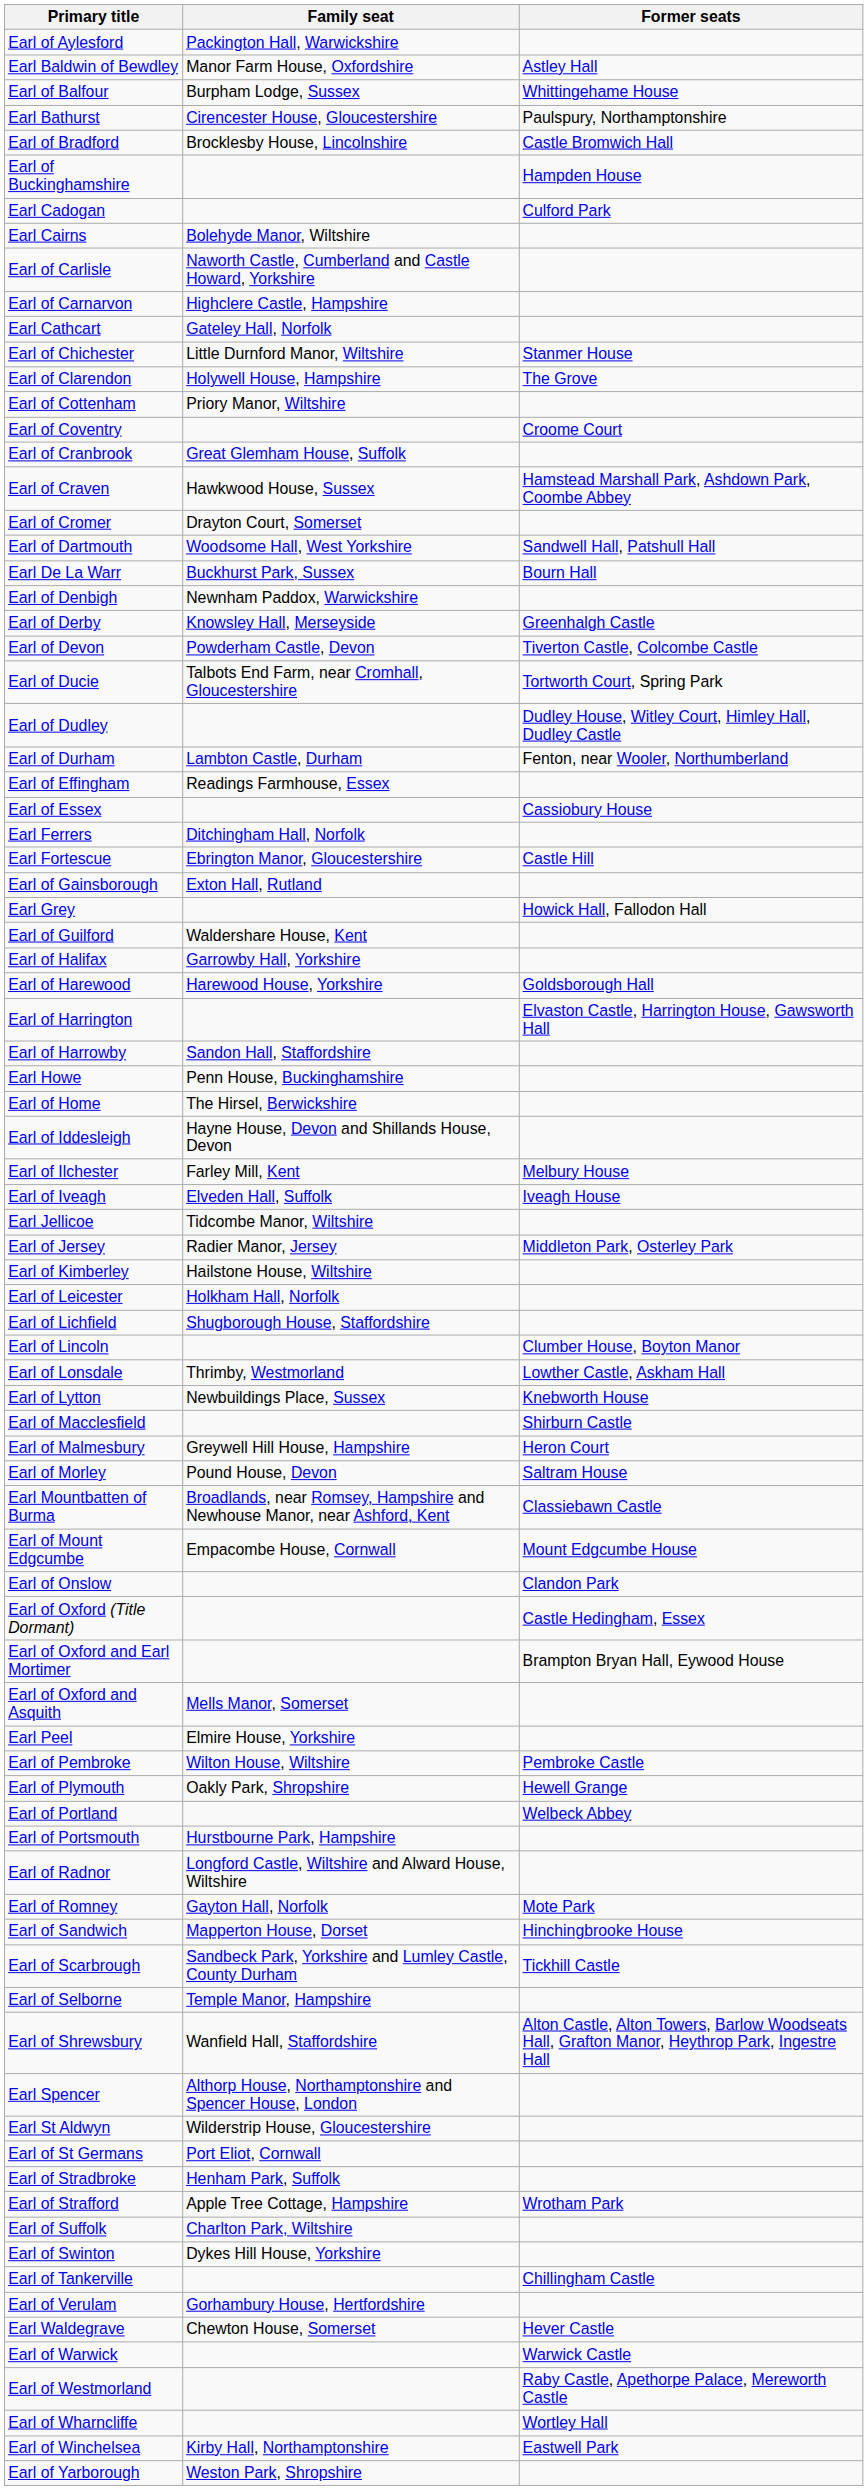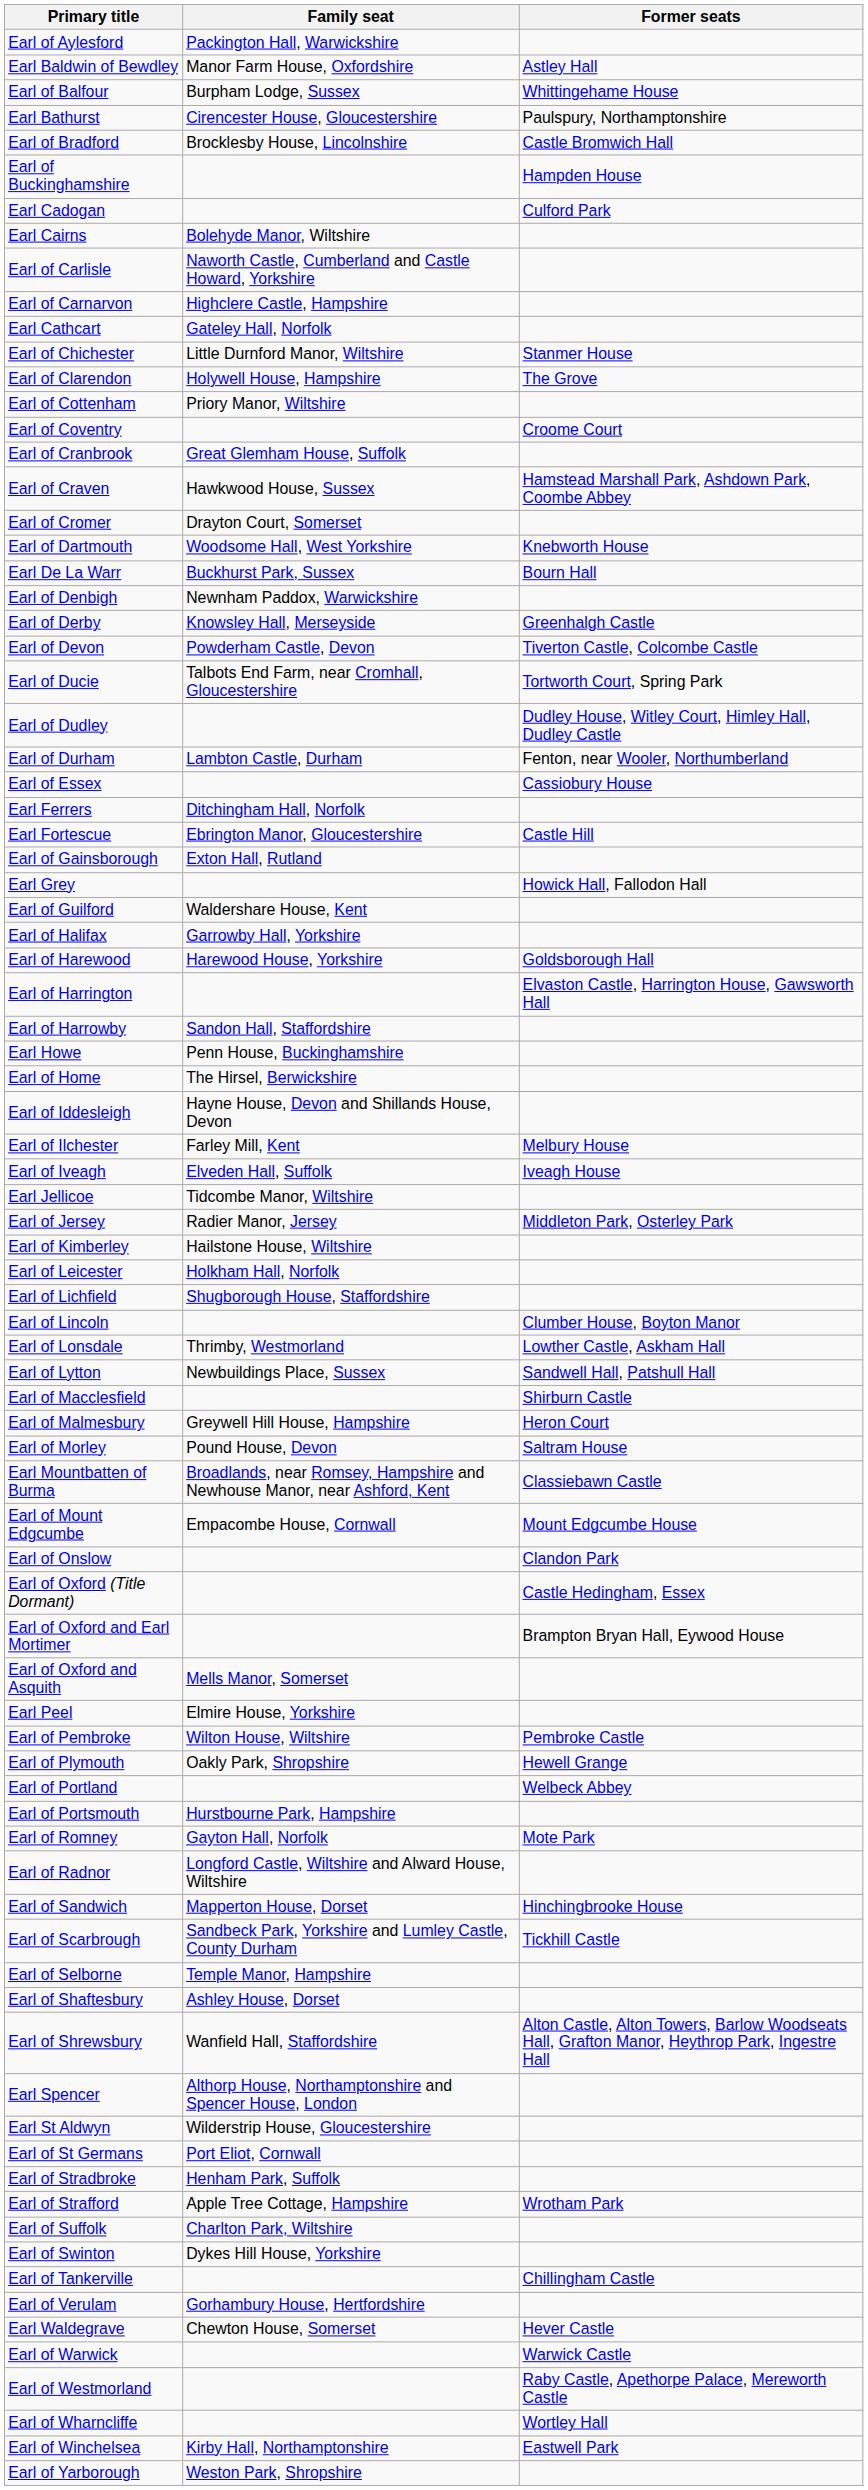(619, 547) Sandwell Hall, Patshull Hall -> (586, 547) Knebworth House
- row: (69, 784)
(586, 1397) Knebworth House -> (619, 1372) Sandwell Hall, Patshull Hall
rows swapped: (59, 1872) <-> (63, 1906)
+ row: (76, 1999)
